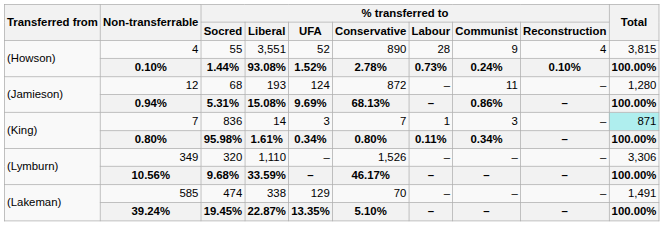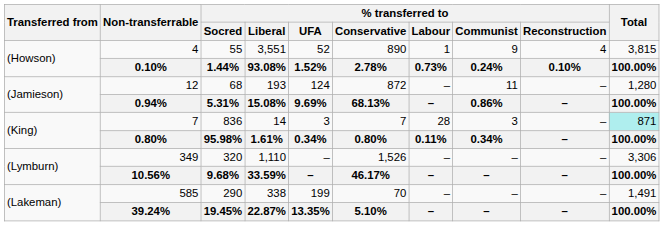(444, 49) 28 -> (447, 49) 1
(447, 121) 1 -> (444, 121) 28
(233, 193) 474 -> (233, 193) 290
(320, 193) 129 -> (320, 193) 199
